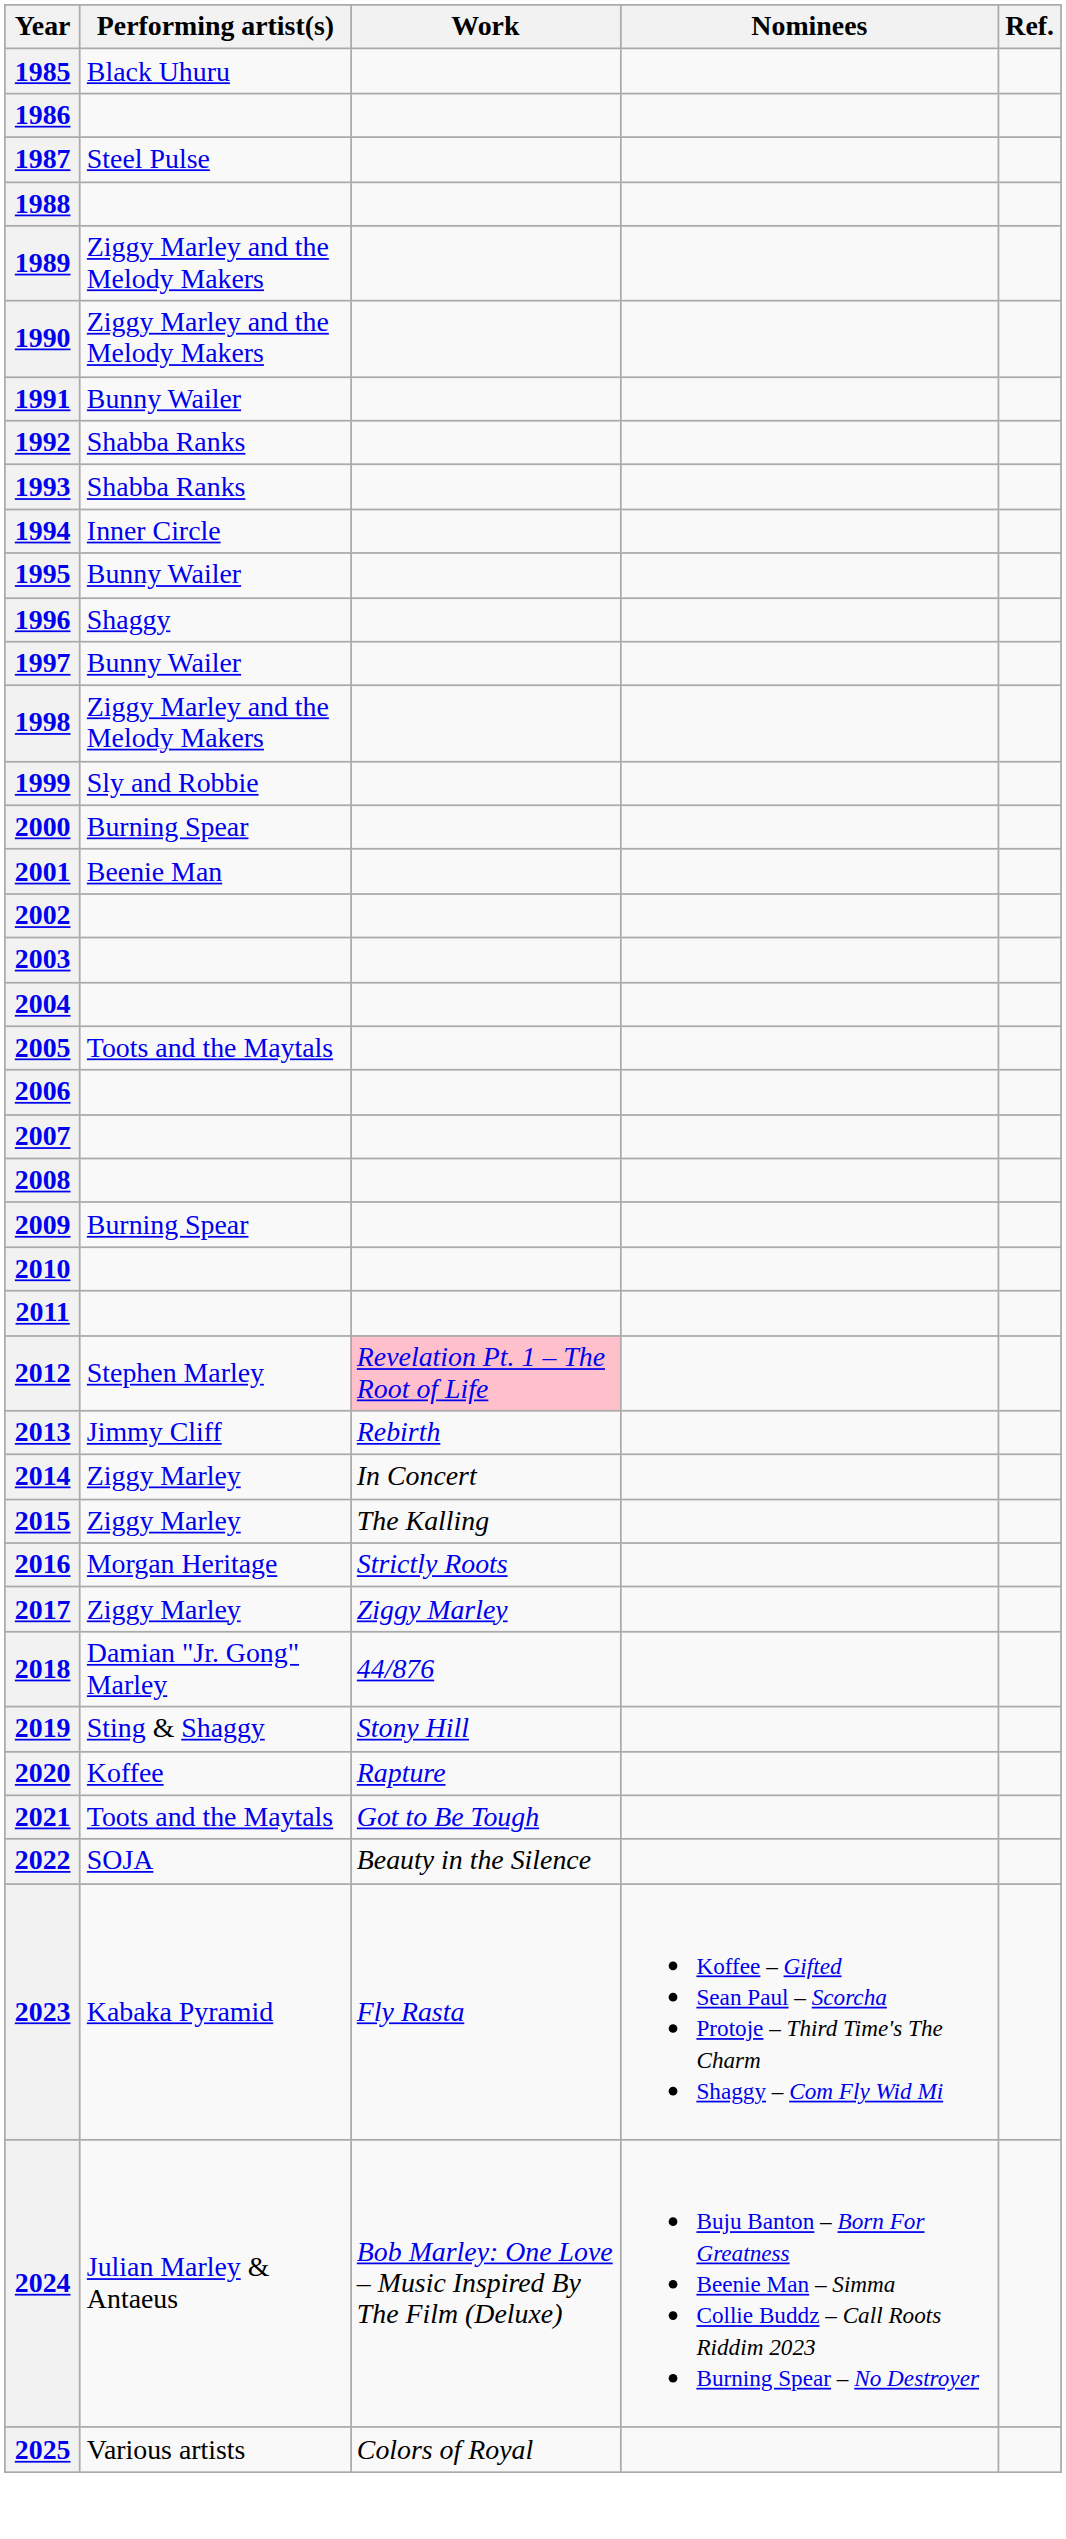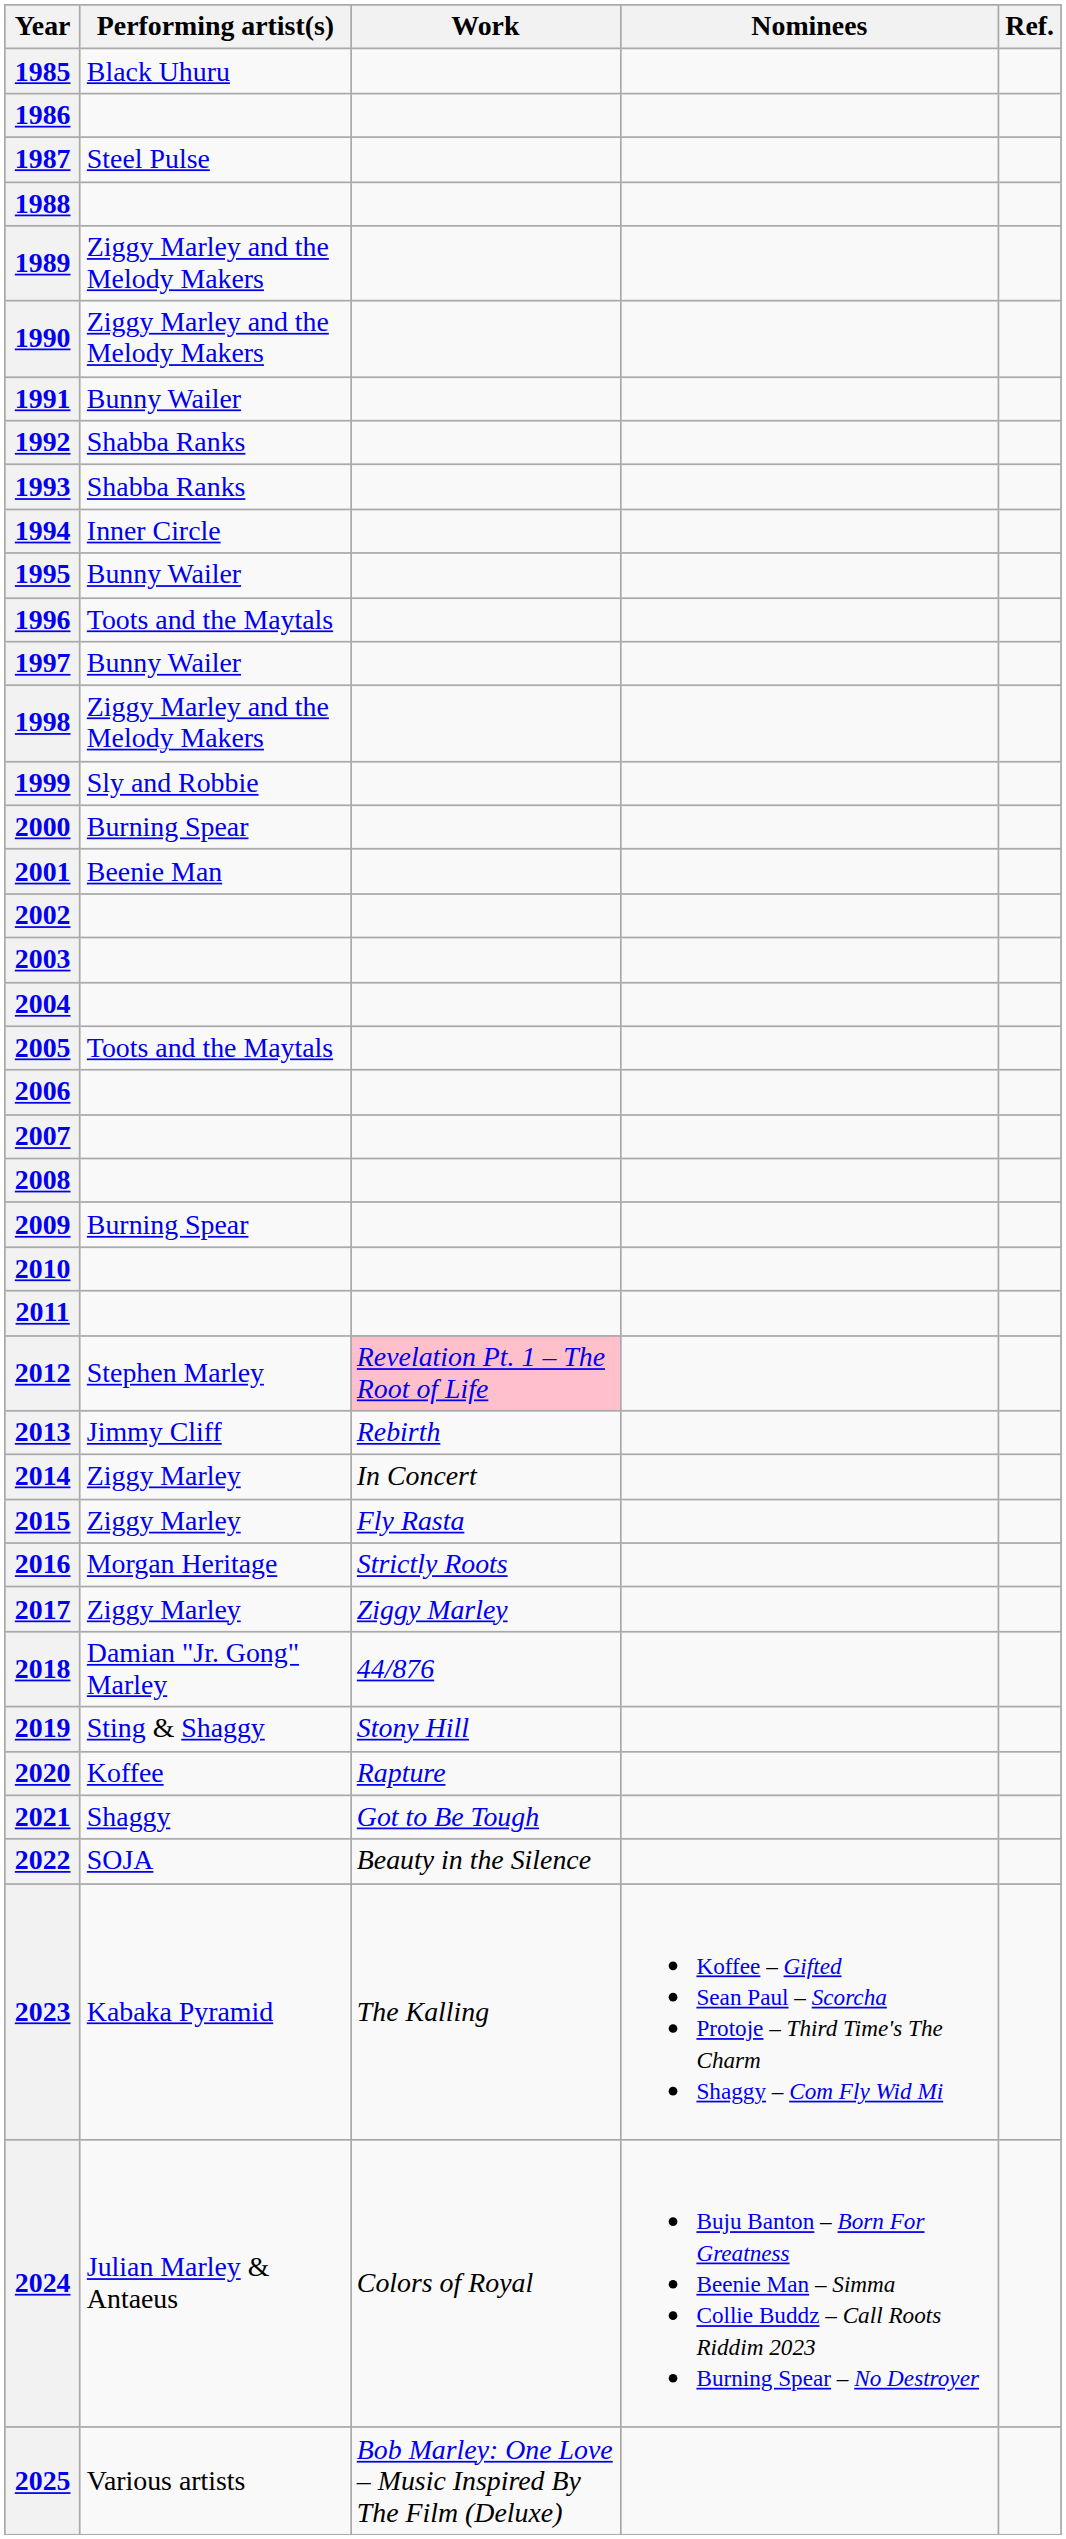(129, 619) Shaggy -> (210, 619) Toots and the Maytals
(423, 1520) The Kalling -> (411, 1520) Fly Rasta
(210, 1816) Toots and the Maytals -> (129, 1816) Shaggy
(411, 2011) Fly Rasta -> (423, 2011) The Kalling
(485, 2283) Bob Marley: One Love – Music Inspired By The Film (Deluxe) -> (445, 2283) Colors of Royal
(445, 2449) Colors of Royal -> (485, 2480) Bob Marley: One Love – Music Inspired By The Film (Deluxe)
